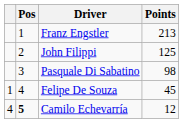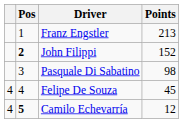(21, 52) normal -> (21, 52) bold
(167, 52) 125 -> (167, 52) 152
(10, 90) 1 -> (10, 90) 4
